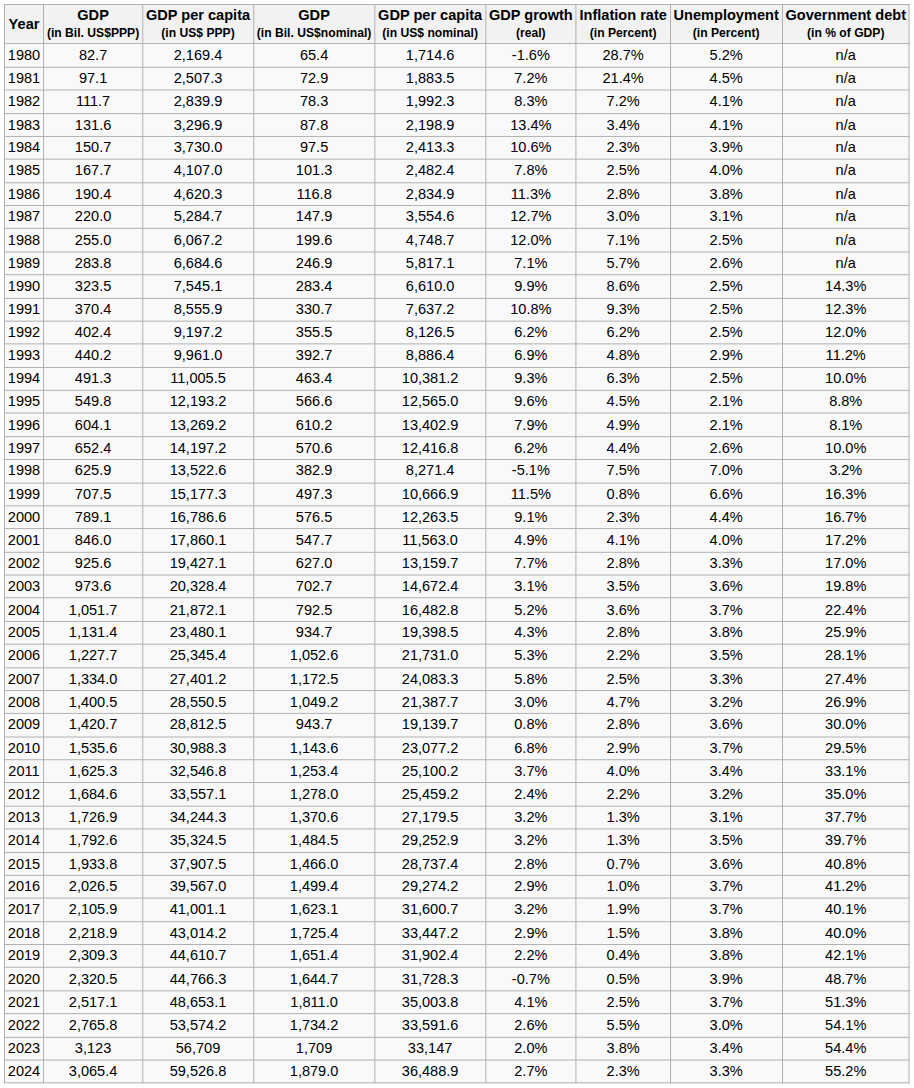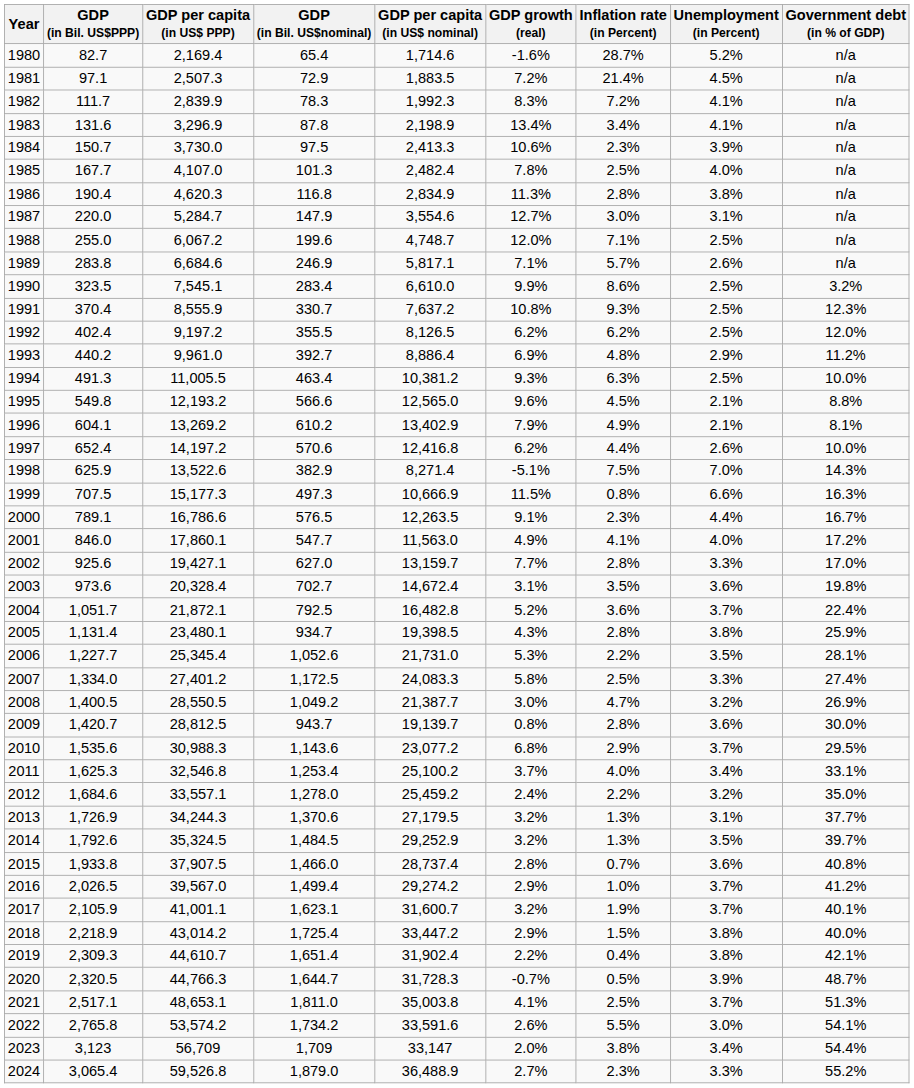(846, 286) 14.3% -> (846, 286) 3.2%
(846, 471) 3.2% -> (846, 471) 14.3%
